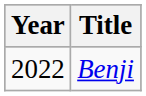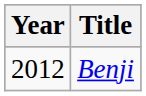(38, 68) 2022 -> (38, 68) 2012
